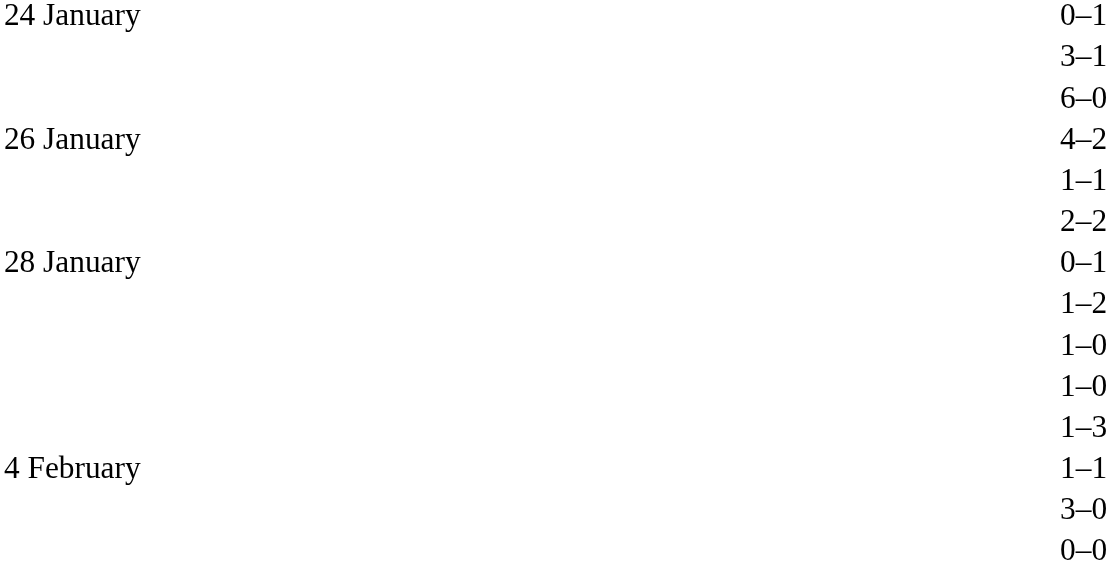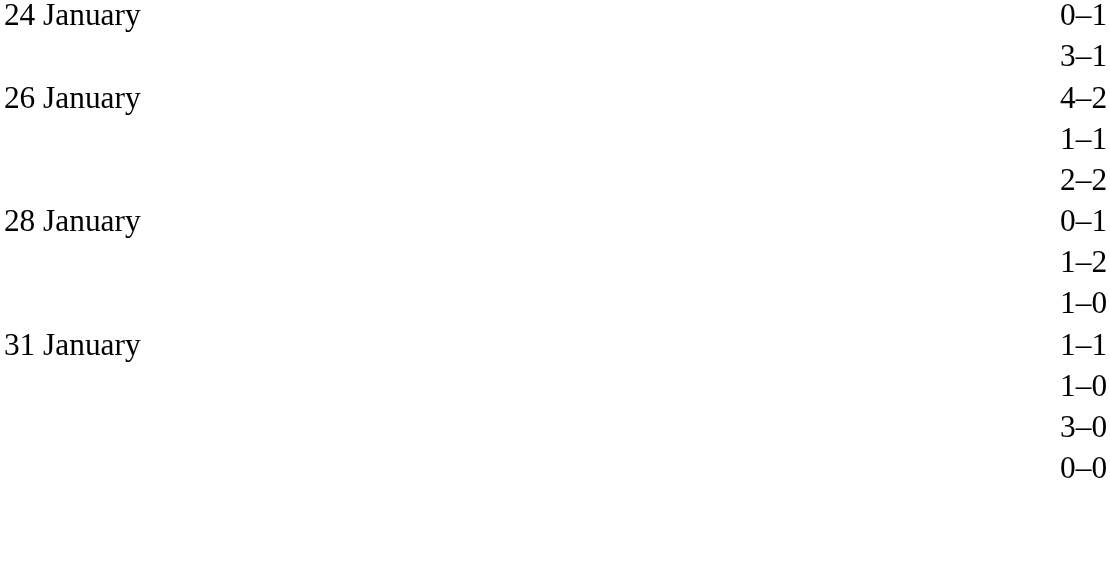- row: (217, 98)
+ row: (72, 344)
- row: (217, 427)
- row: (72, 467)
